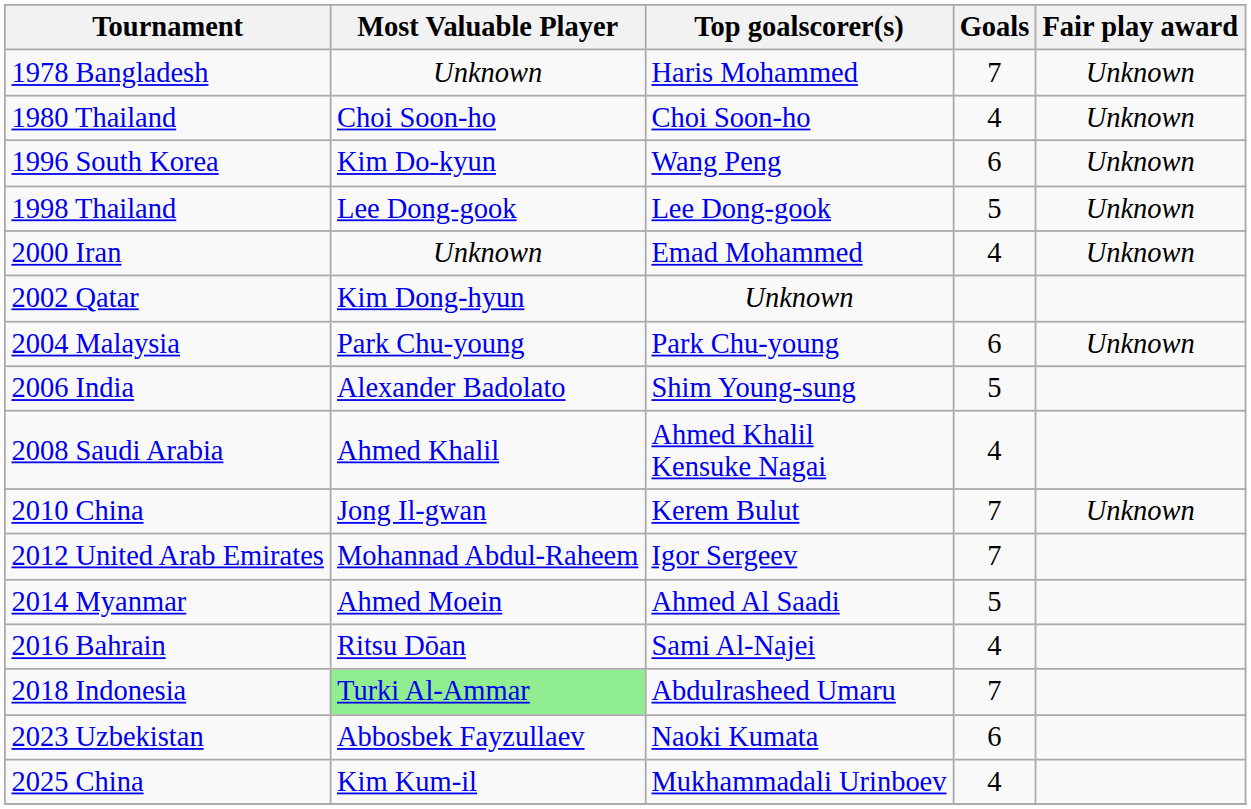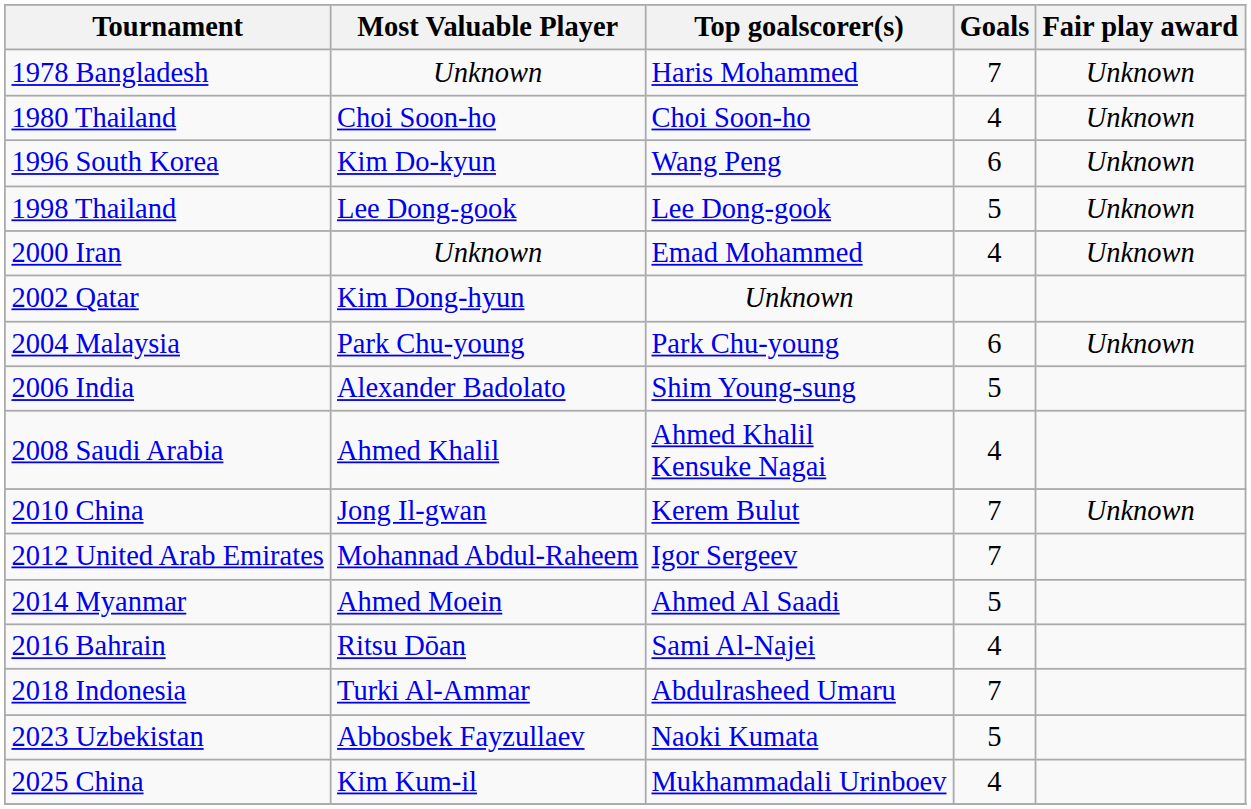(433, 691) lightgreen background -> (433, 691) no background
(994, 736) 6 -> (994, 736) 5
